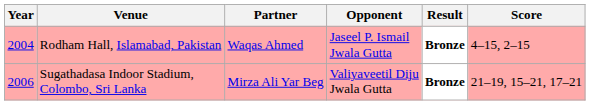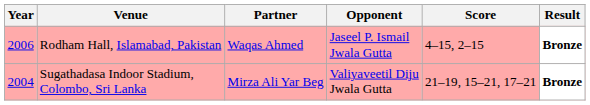columns swapped: (527, 15) <-> (445, 15)
(21, 45) 2004 -> (21, 45) 2006
(21, 82) 2006 -> (21, 82) 2004
